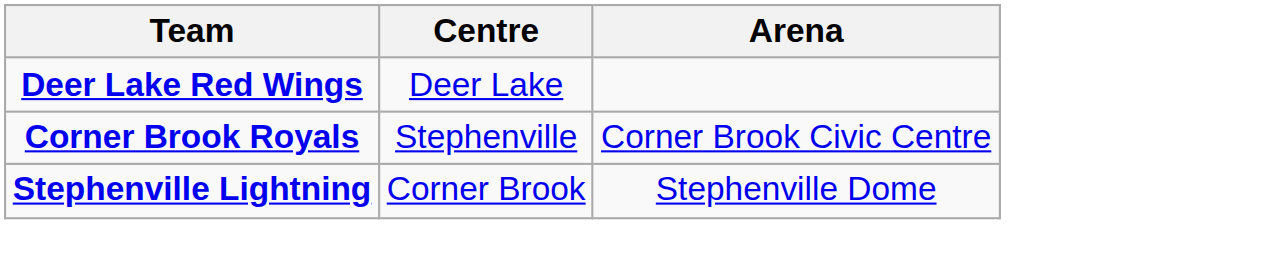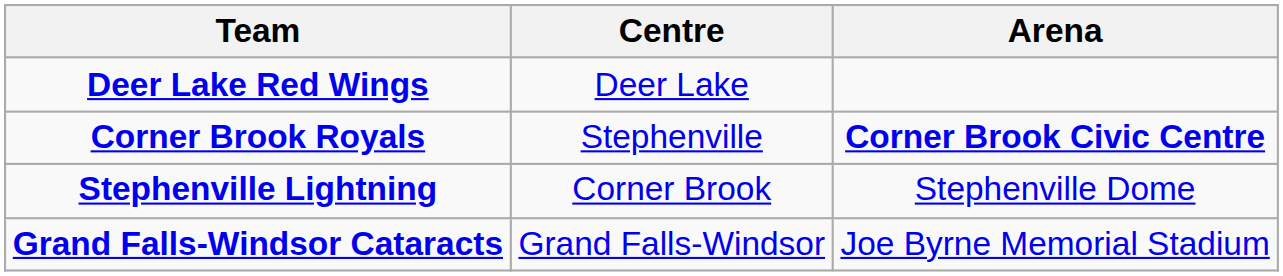(796, 137) normal -> (1055, 137) bold
+ row: (258, 243)
